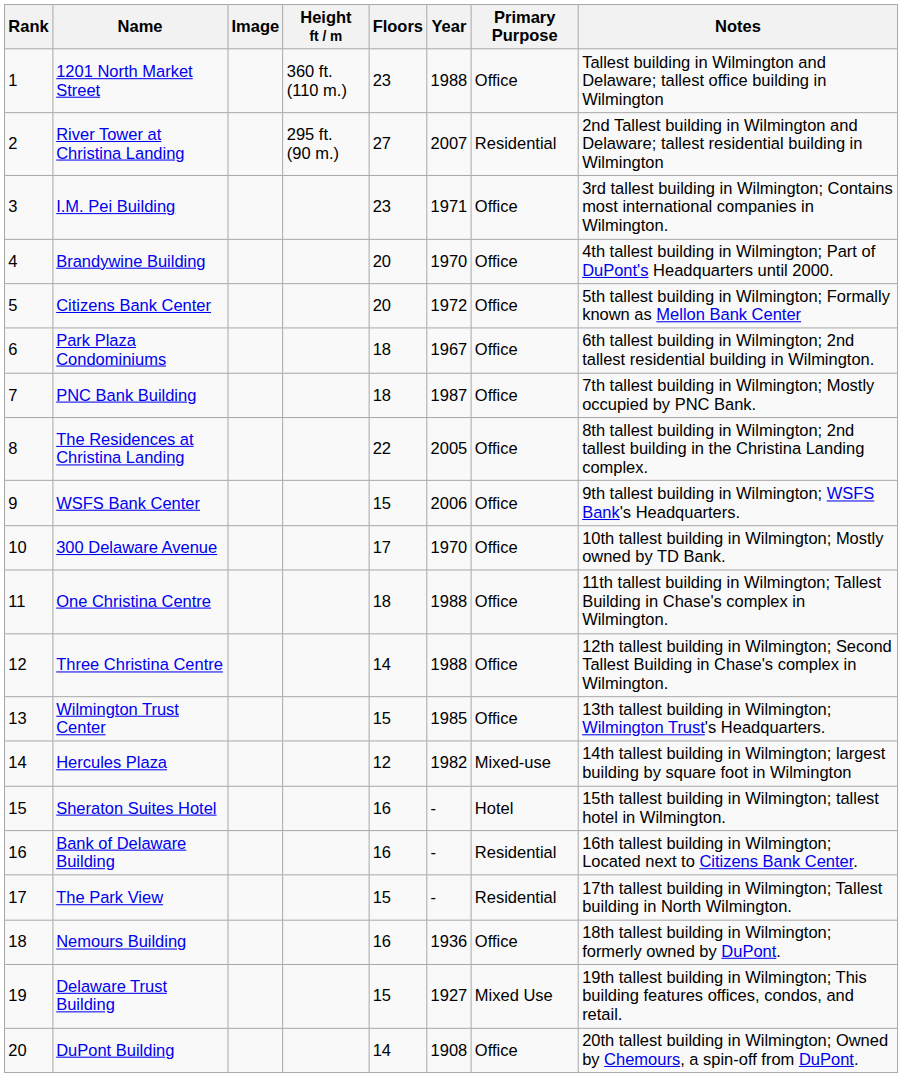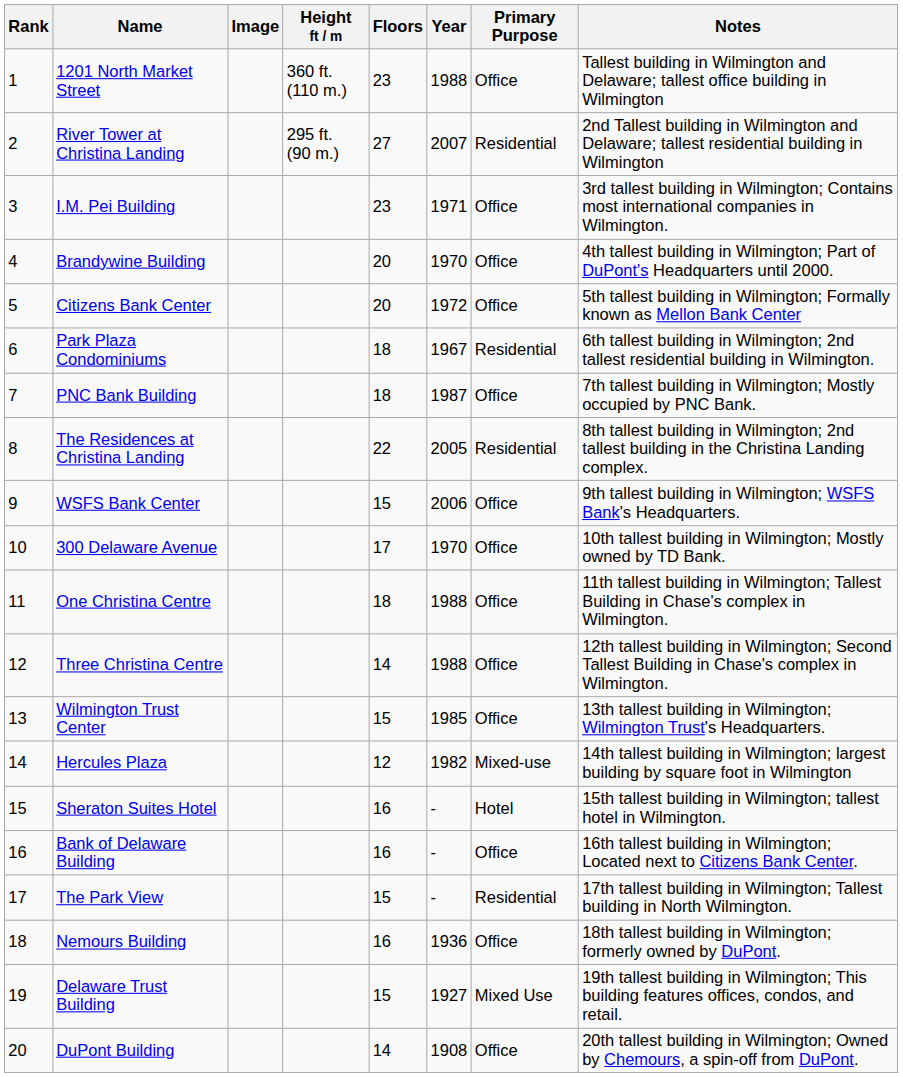(496, 350) Office -> (516, 350) Residential
(496, 449) Office -> (516, 449) Residential
(516, 852) Residential -> (496, 852) Office
